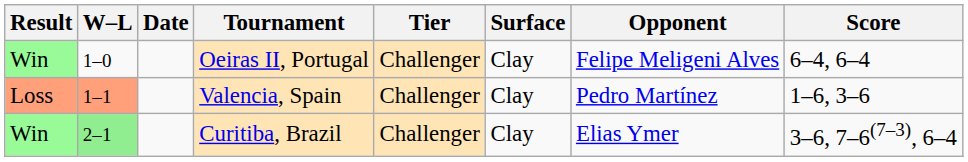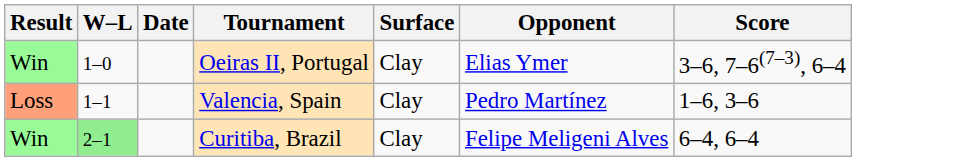- column: (430, 22)
(678, 58) Felipe Meligeni Alves -> (516, 62) Elias Ymer
(830, 58) 6–4, 6–4 -> (762, 62) 3–6, 7–6(7–3), 6–4
(97, 96) lightsalmon background -> (97, 102) no background
(627, 134) Elias Ymer -> (567, 137) Felipe Meligeni Alves
(873, 134) 3–6, 7–6(7–3), 6–4 -> (719, 137) 6–4, 6–4
